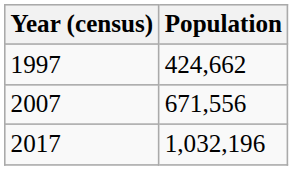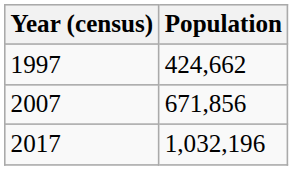(206, 104) 671,556 -> (206, 104) 671,856
